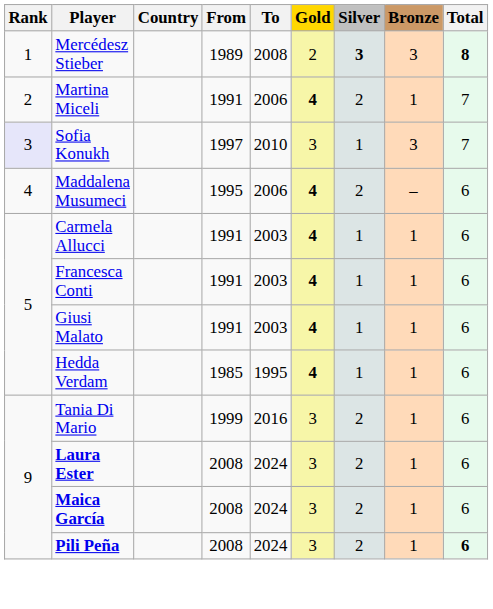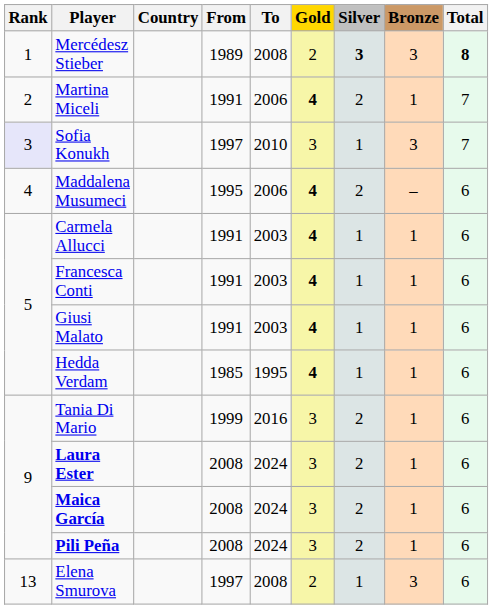(465, 545) bold -> (465, 545) normal
+ row: (86, 581)
